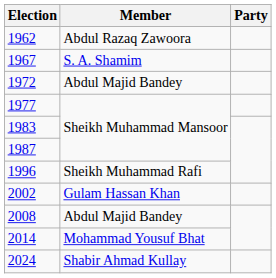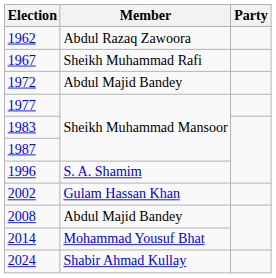(103, 60) S. A. Shamim -> (133, 60) Sheikh Muhammad Rafi
(133, 171) Sheikh Muhammad Rafi -> (103, 171) S. A. Shamim
